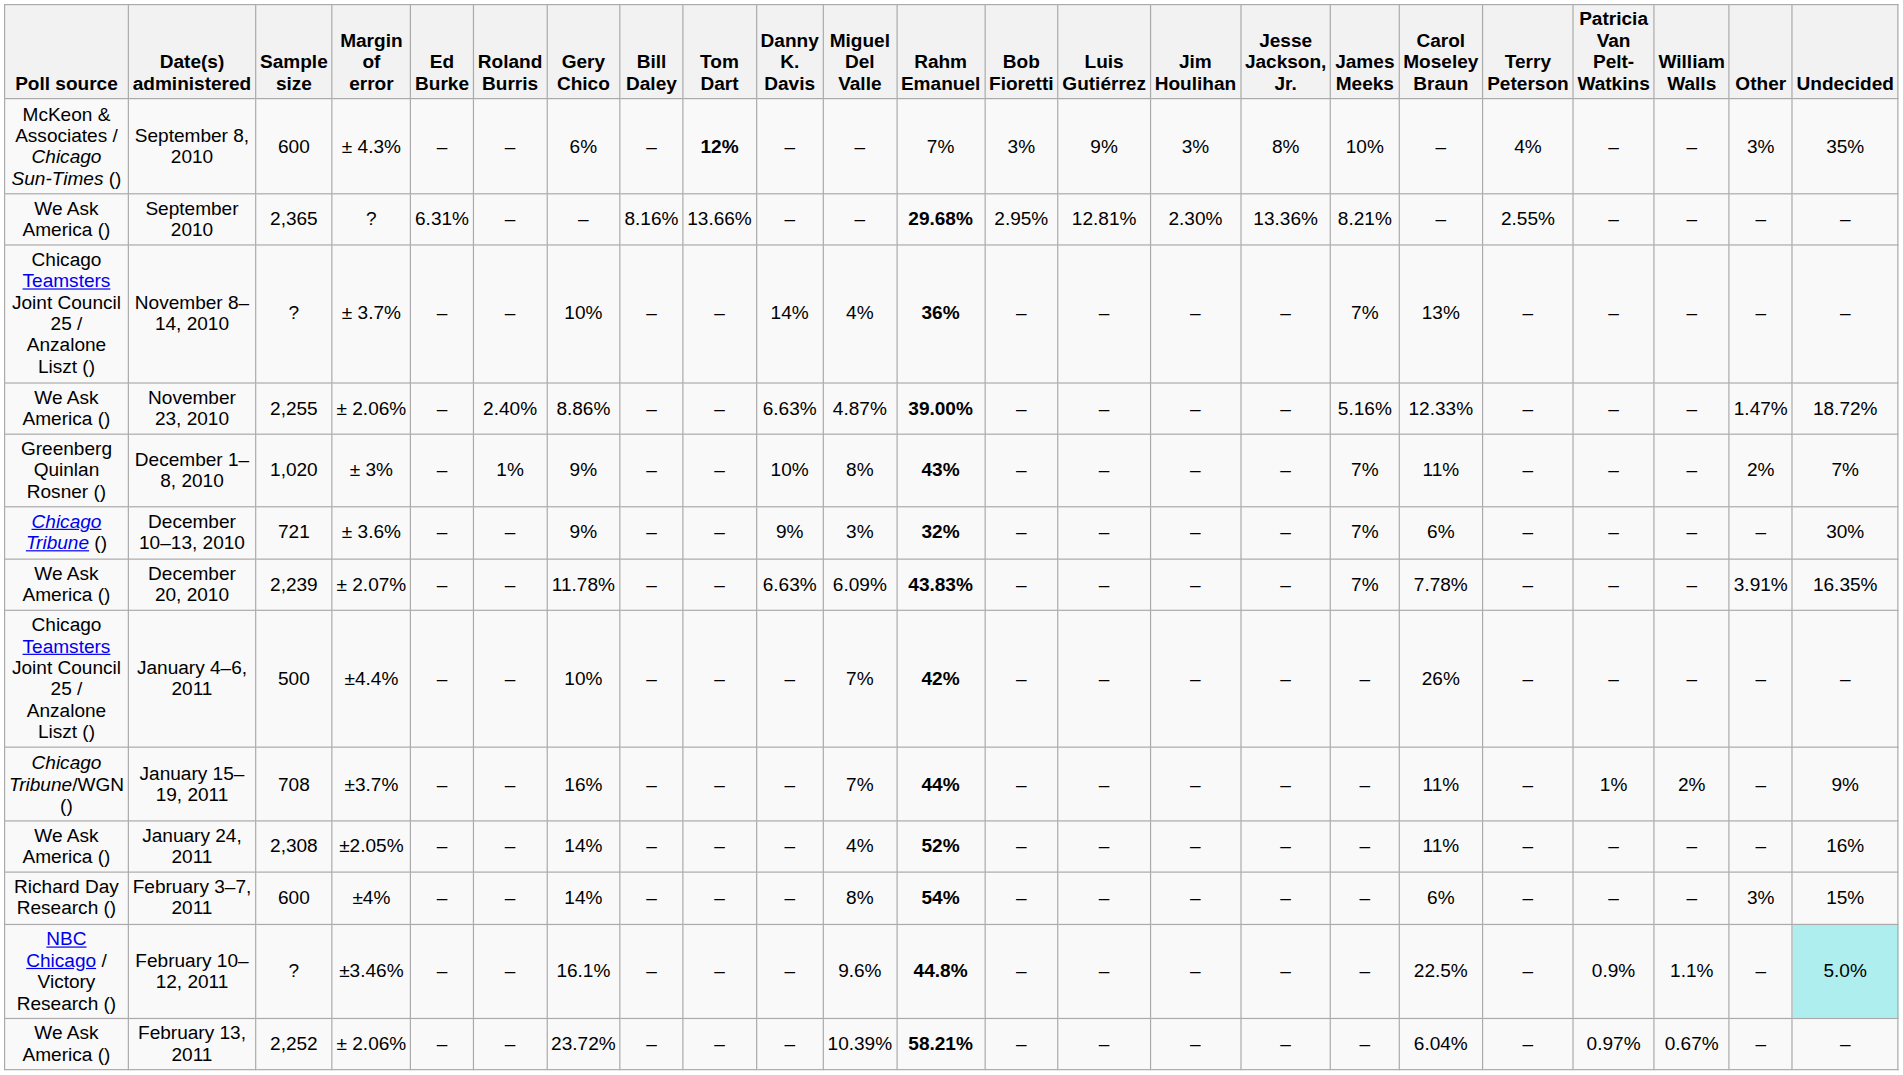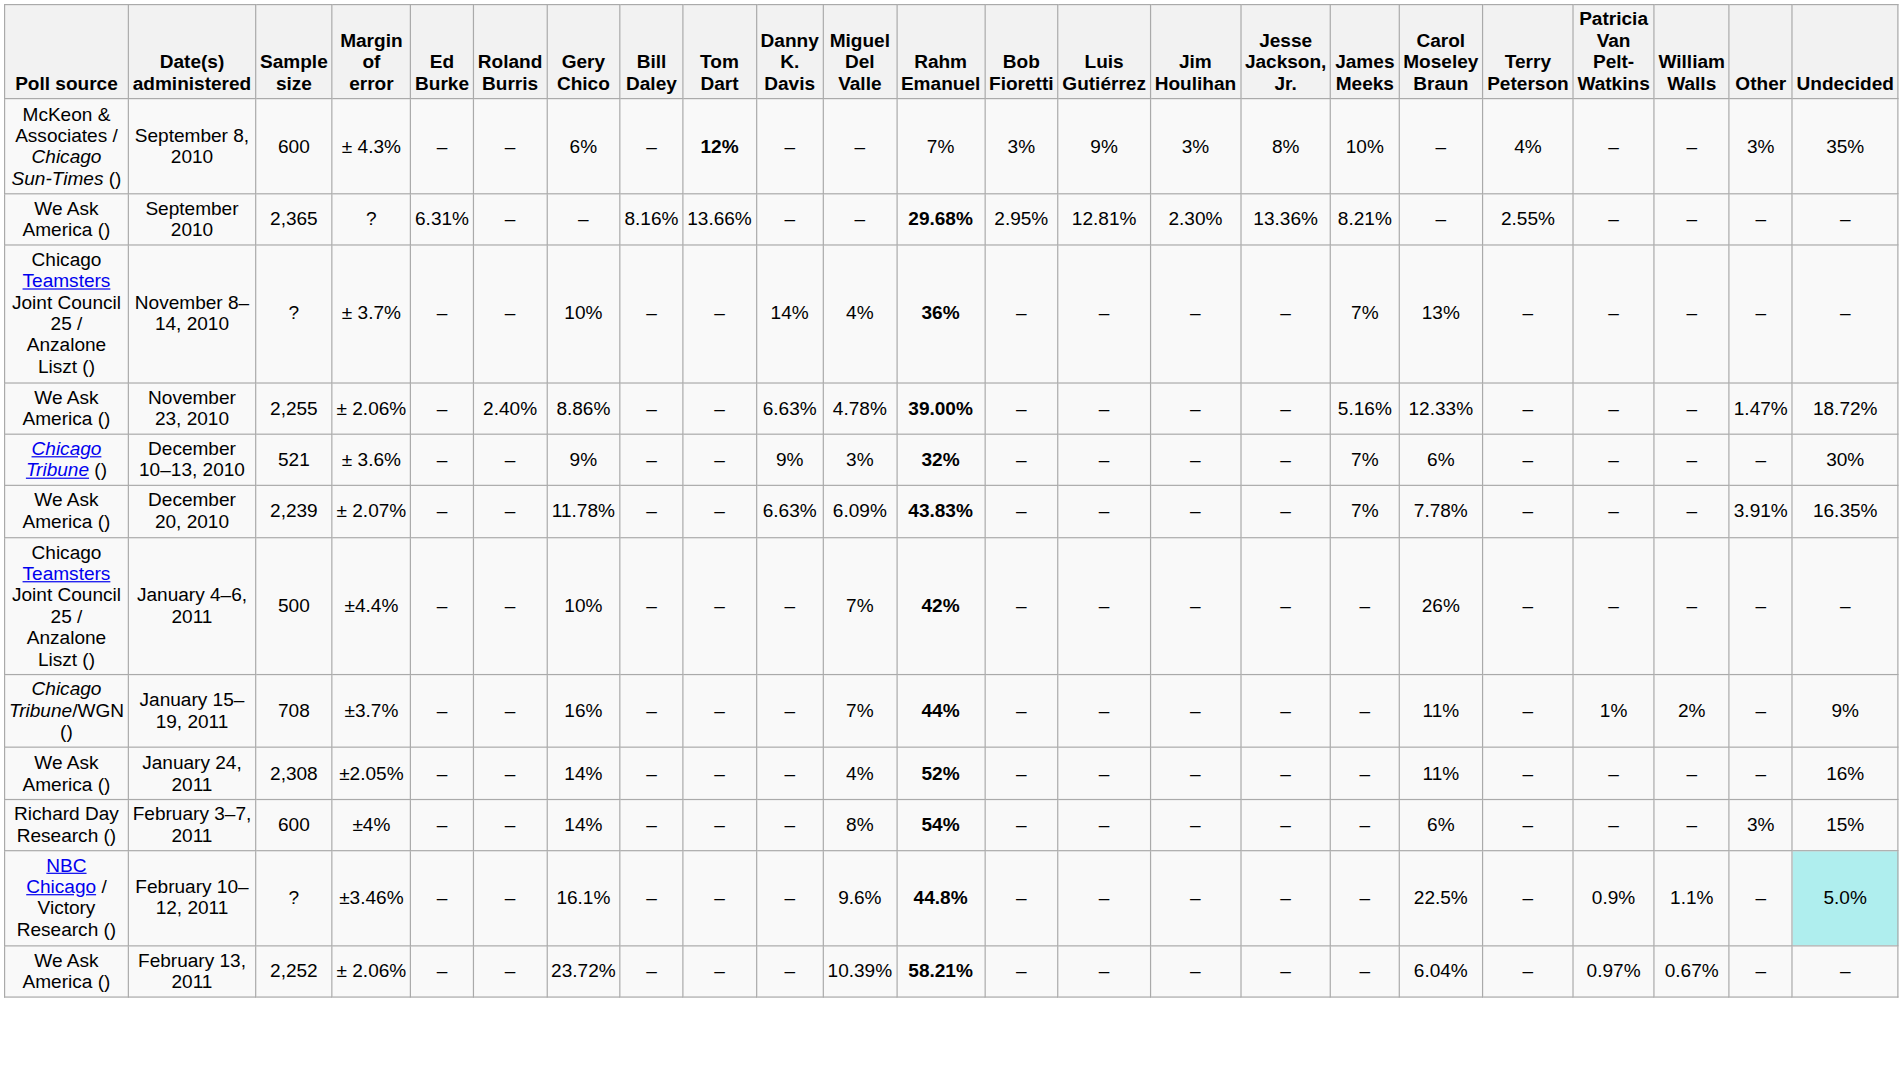(860, 408) 4.87% -> (860, 408) 4.78%
- row: (192, 470)
(294, 532) 721 -> (294, 459) 521
